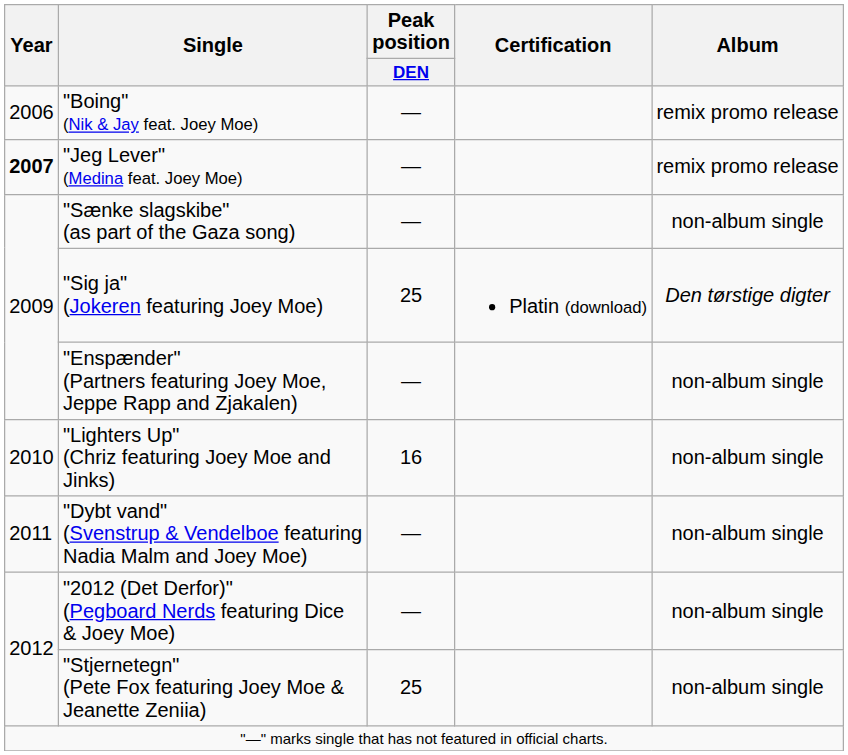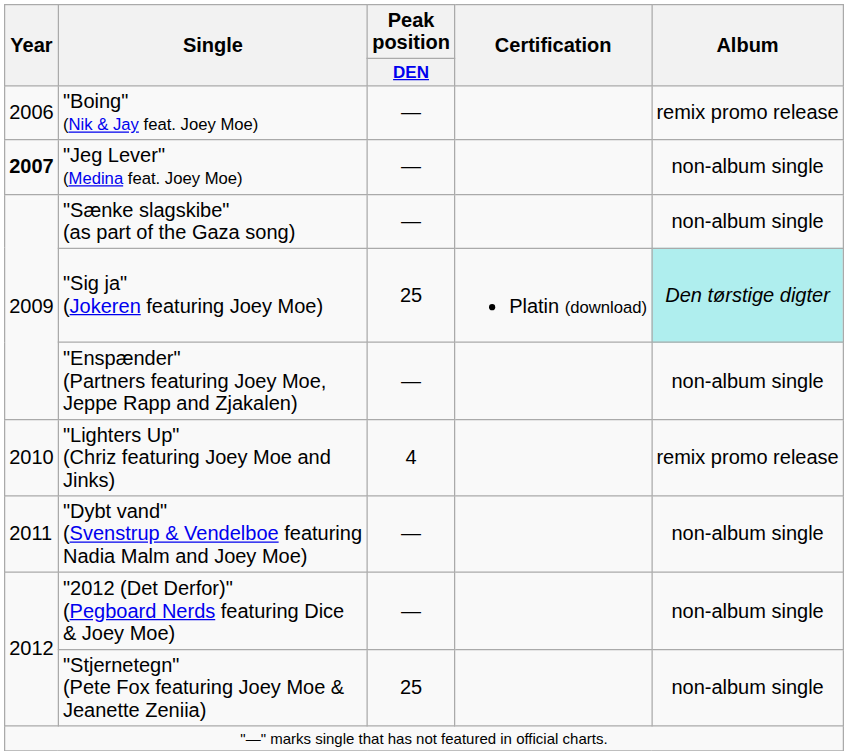(748, 166) remix promo release -> (748, 166) non-album single
(748, 295) no background -> (748, 295) paleturquoise background
(411, 457) 16 -> (411, 457) 4
(748, 457) non-album single -> (748, 457) remix promo release
